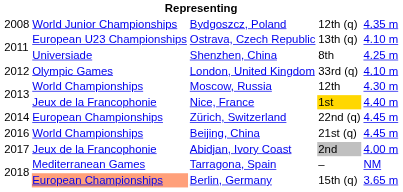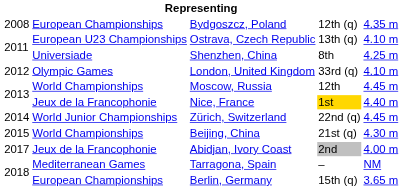(105, 24) World Junior Championships -> (98, 24) European Championships
(381, 86) 4.30 m -> (381, 86) 4.45 m
(98, 118) European Championships -> (105, 118) World Junior Championships
(17, 133) 2016 -> (17, 133) 2015
(381, 133) 4.45 m -> (381, 133) 4.30 m
(98, 180) lightsalmon background -> (98, 180) no background
